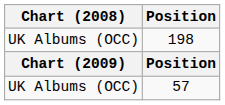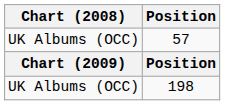rows swapped: (181, 40) <-> (181, 88)
